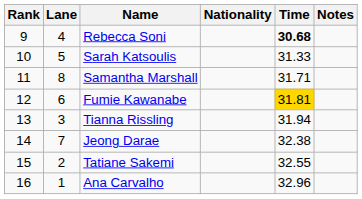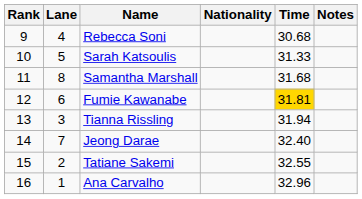(294, 36) bold -> (294, 36) normal
(294, 78) 31.71 -> (294, 78) 31.68
(294, 141) 32.38 -> (294, 141) 32.40
